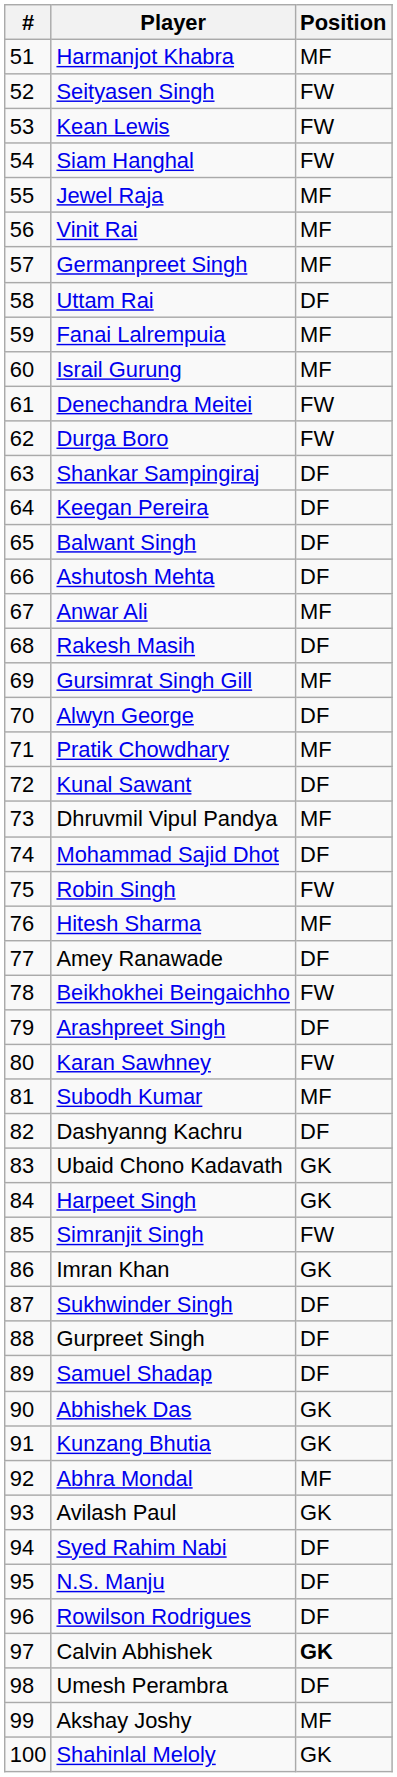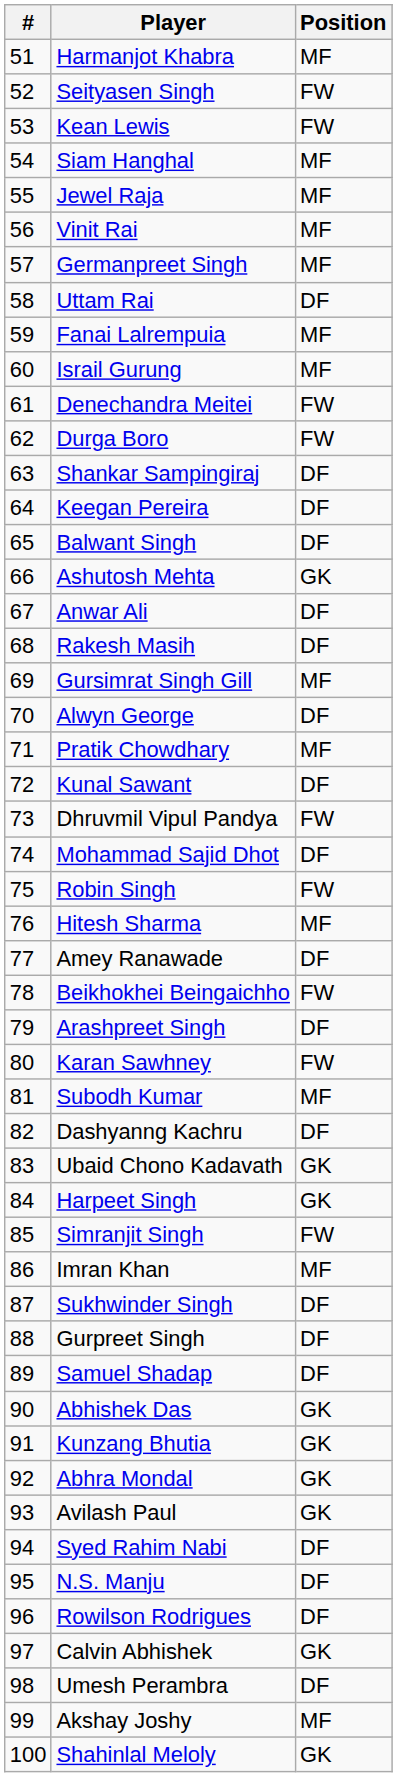(317, 161) FW -> (316, 161) MF
(315, 577) DF -> (316, 577) GK
(316, 611) MF -> (315, 611) DF
(316, 819) MF -> (317, 819) FW
(316, 1270) GK -> (316, 1270) MF
(316, 1478) MF -> (316, 1478) GK
(317, 1651) bold -> (316, 1651) normal
